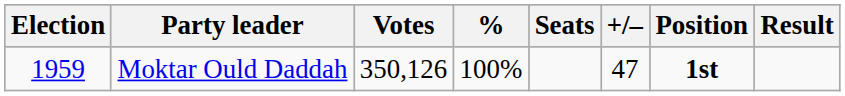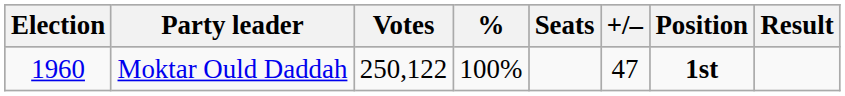(58, 68) 1959 -> (58, 68) 1960
(403, 68) 350,126 -> (403, 68) 250,122
